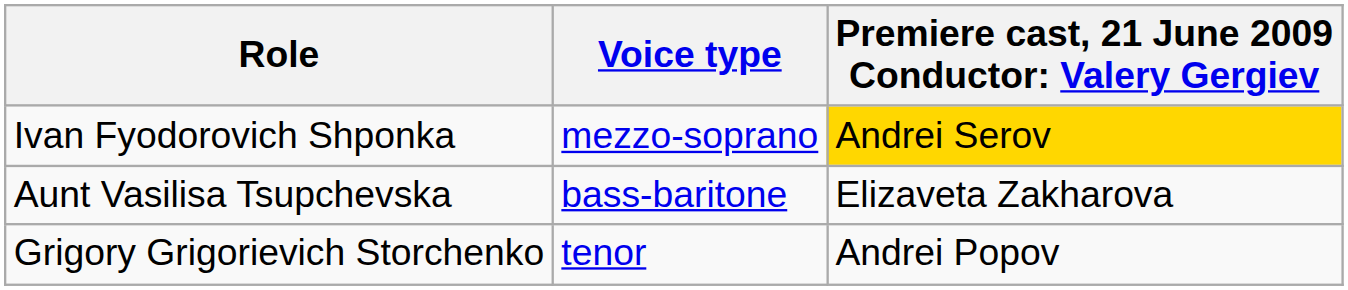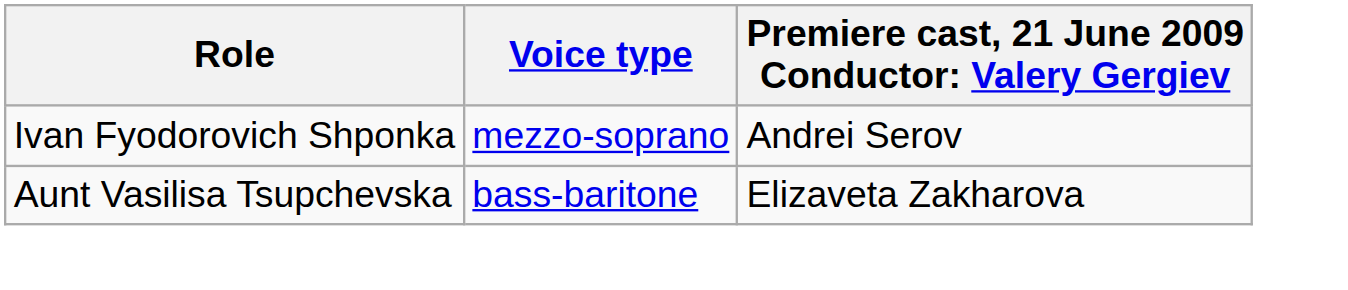(943, 135) gold background -> (854, 135) no background
- row: (279, 253)
